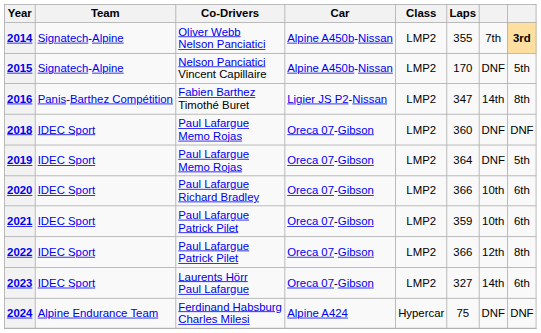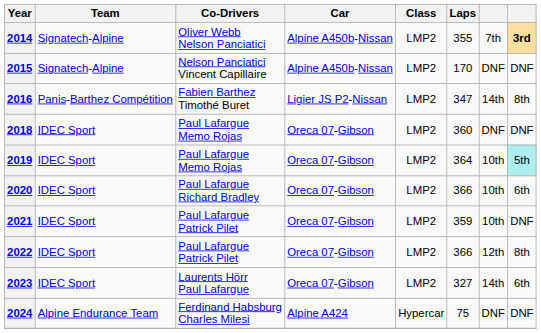(522, 69) 5th -> (522, 69) DNF
(493, 161) DNF -> (493, 161) 10th
(522, 161) no background -> (522, 161) paleturquoise background
(522, 222) 6th -> (522, 222) DNF
